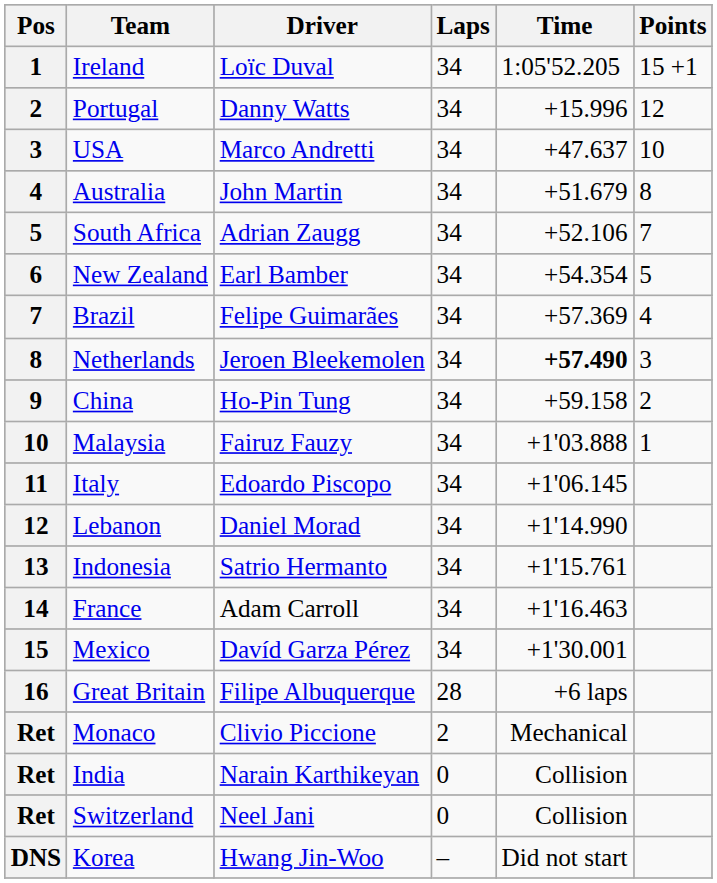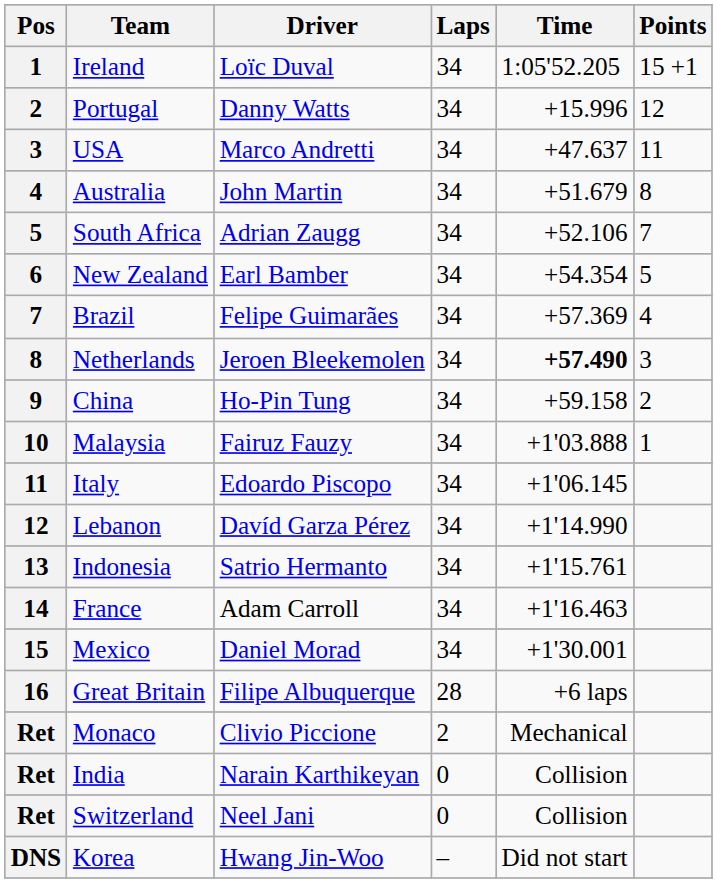(652, 150) 10 -> (651, 150) 11
(290, 524) Daniel Morad -> (315, 524) Davíd Garza Pérez
(315, 649) Davíd Garza Pérez -> (290, 649) Daniel Morad
